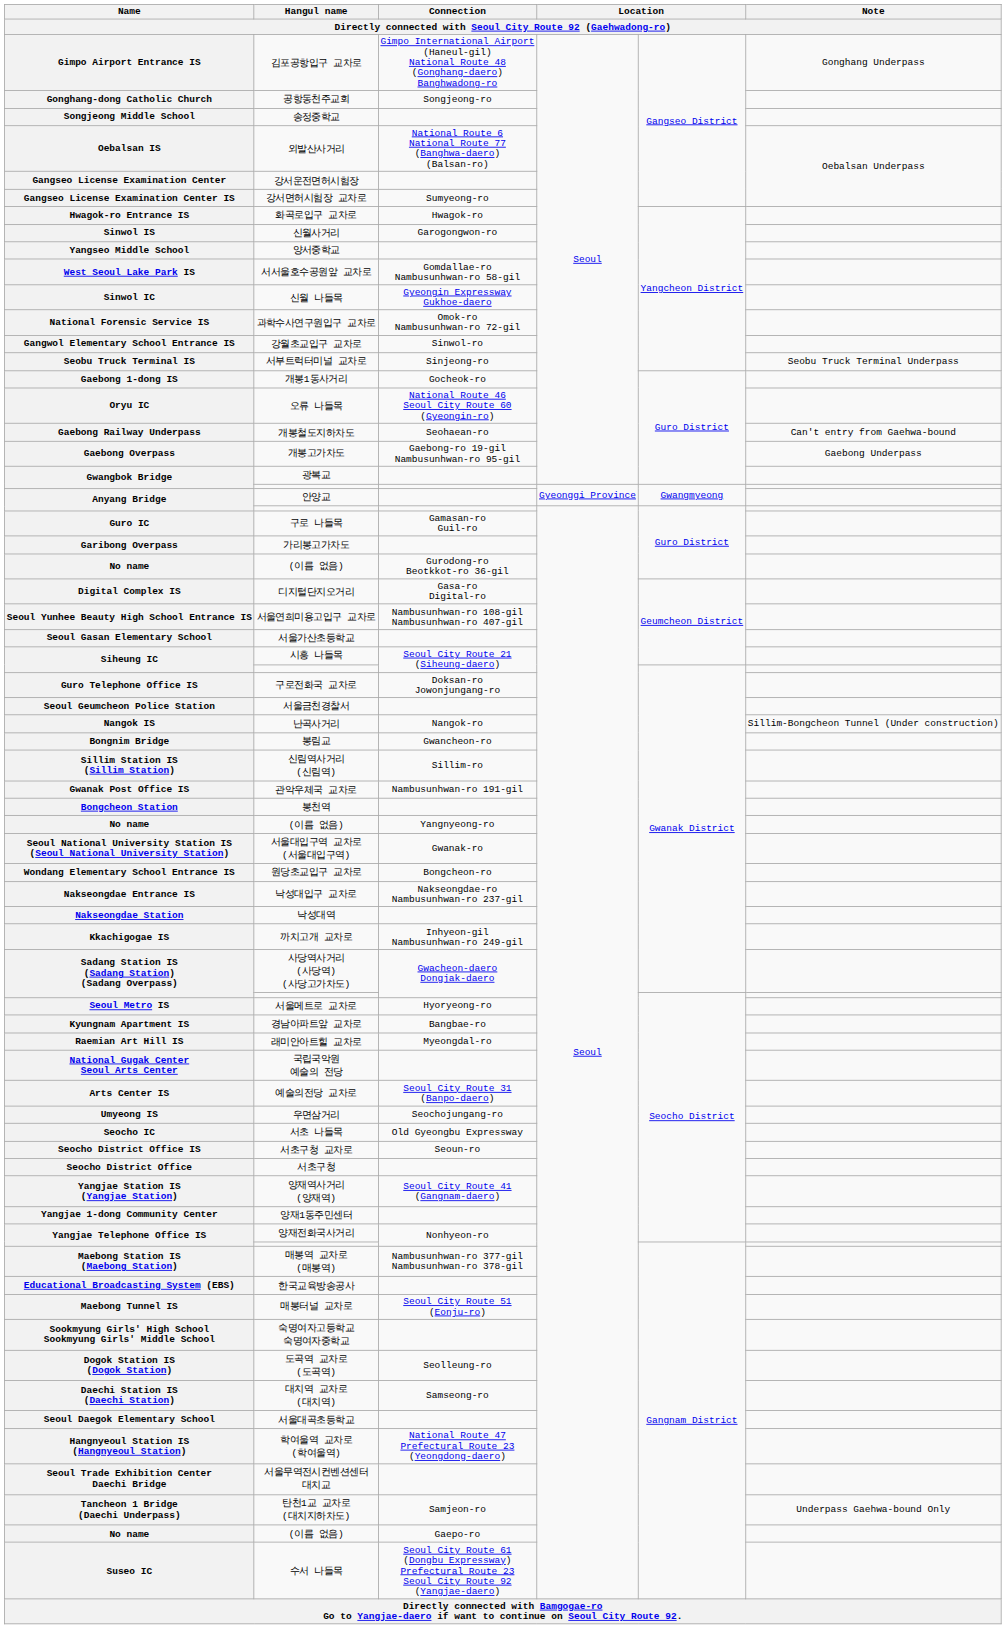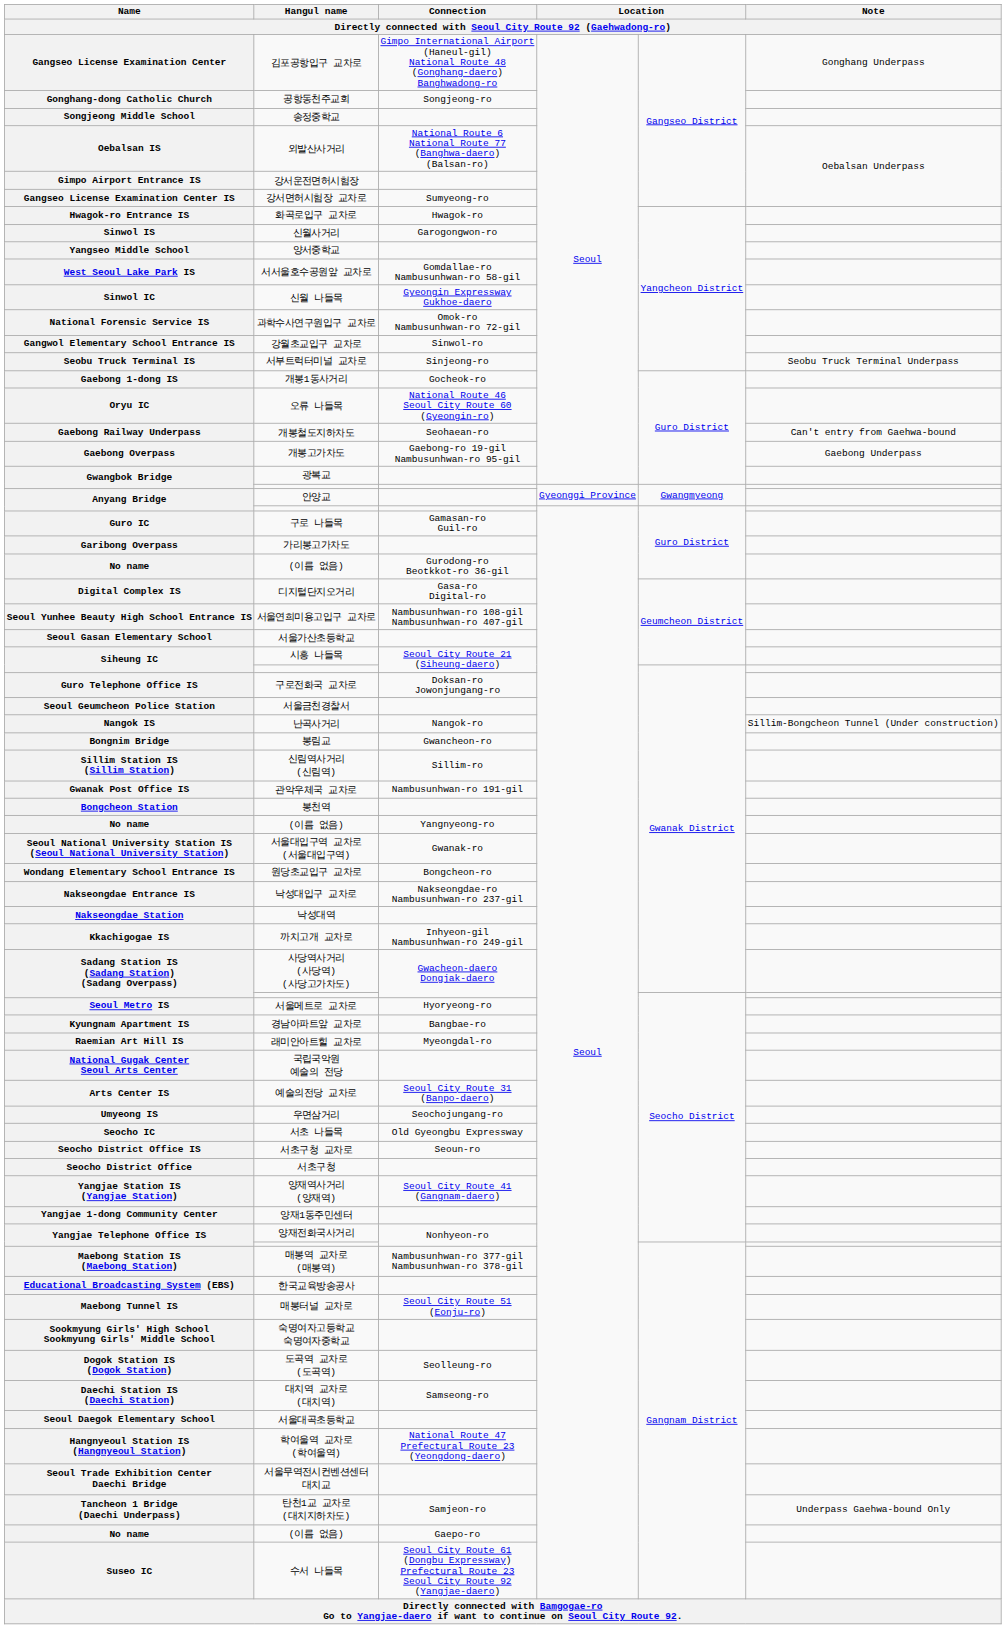(129, 63) Gimpo Airport Entrance IS -> (129, 63) Gangseo License Examination Center
(129, 180) Gangseo License Examination Center -> (129, 180) Gimpo Airport Entrance IS
